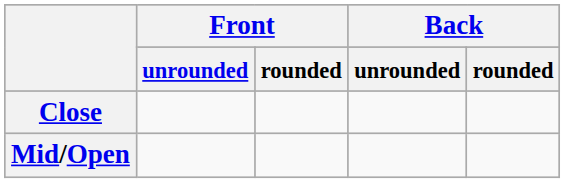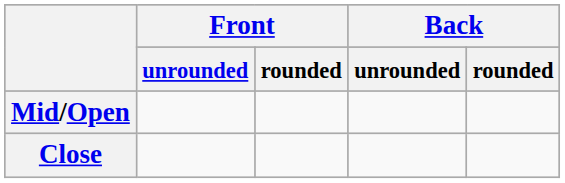rows swapped: (70, 111) <-> (70, 154)
